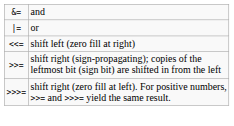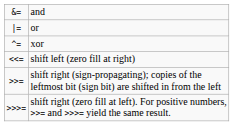+ row: (37, 43)
